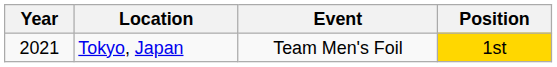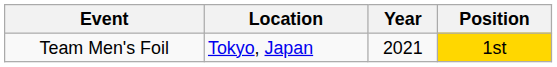columns swapped: (39, 19) <-> (338, 19)
